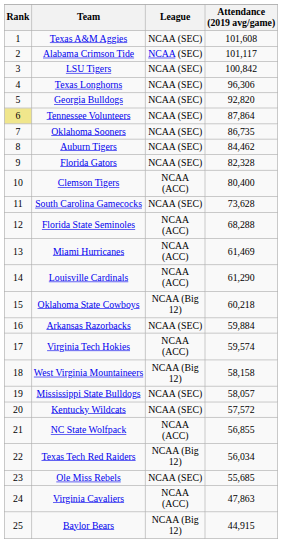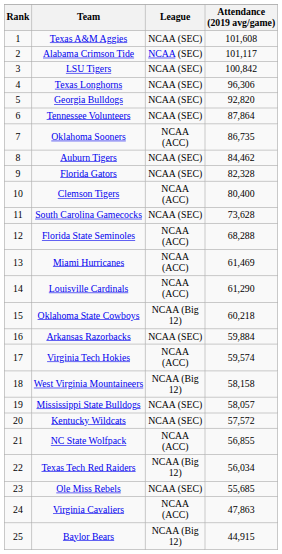(18, 116) khaki background -> (18, 116) no background
(175, 131) NCAA (SEC) -> (175, 137) NCAA (ACC)
